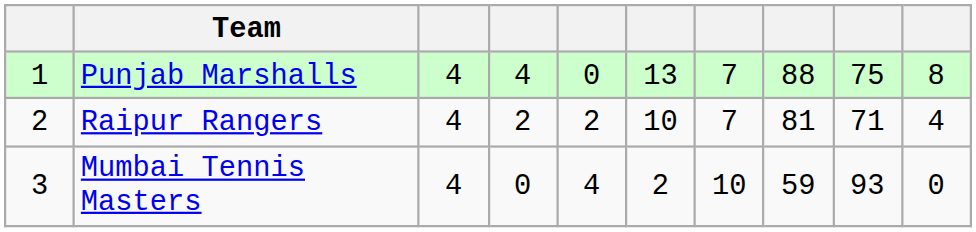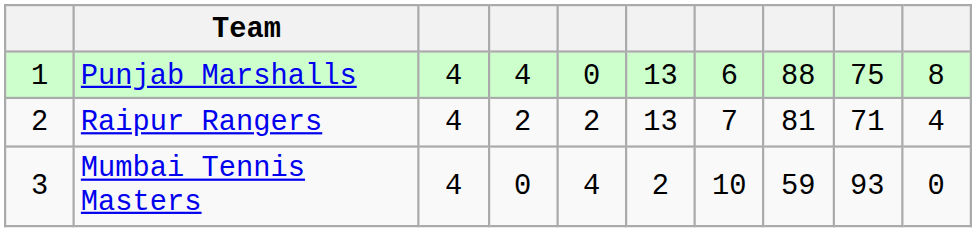(729, 75) 7 -> (729, 75) 6
(660, 122) 10 -> (660, 122) 13
